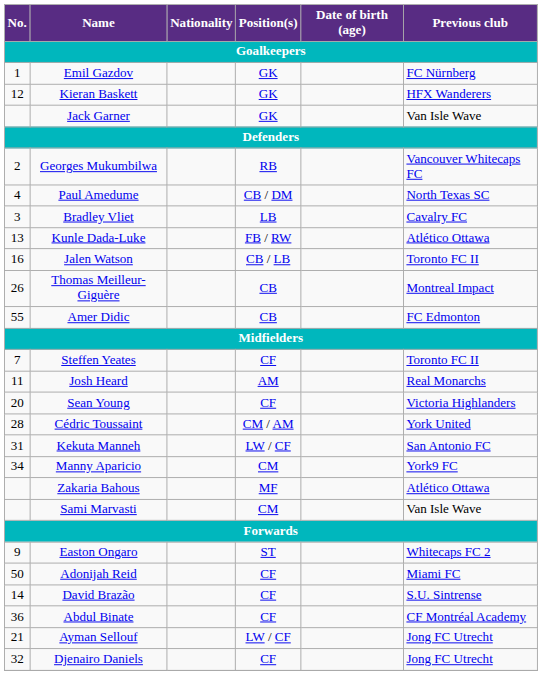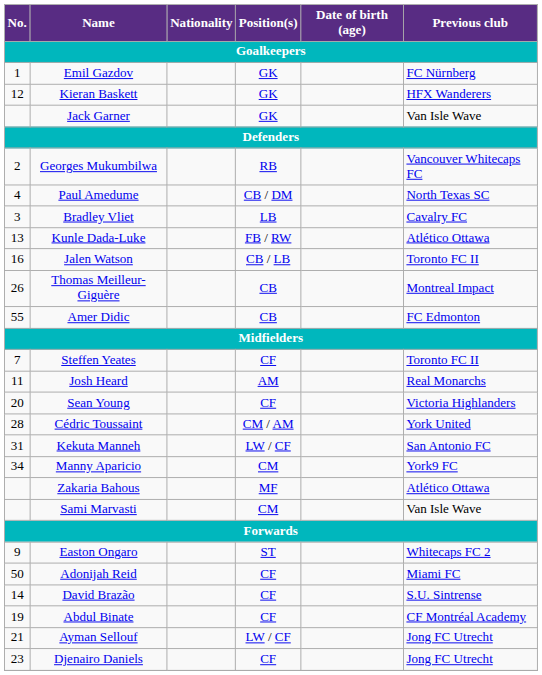(17, 616) 36 -> (17, 616) 19
(17, 659) 32 -> (17, 659) 23
